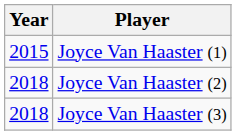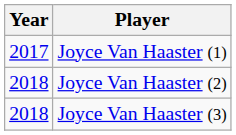(29, 51) 2015 -> (29, 51) 2017
